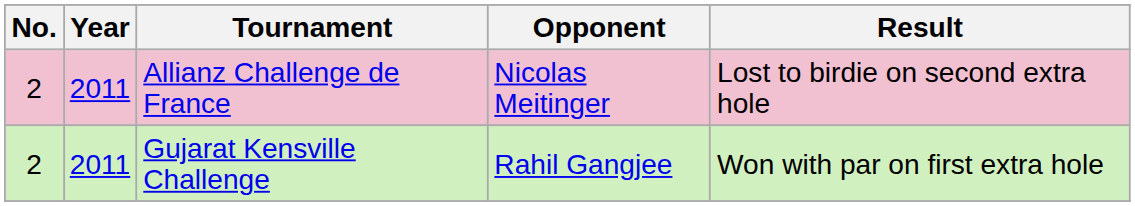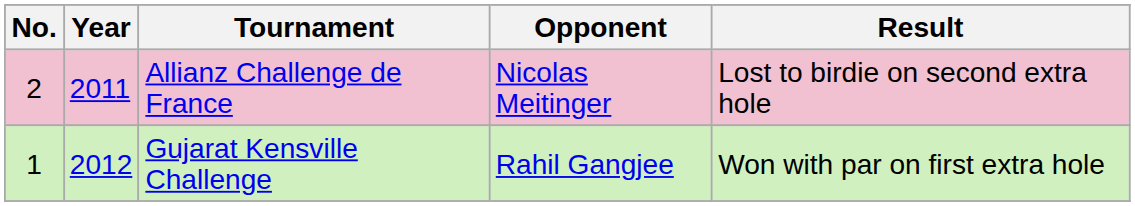(34, 164) 2 -> (34, 164) 1
(100, 164) 2011 -> (101, 164) 2012
